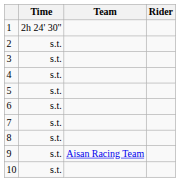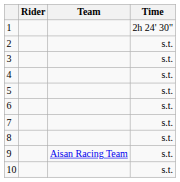columns swapped: (161, 12) <-> (41, 12)
